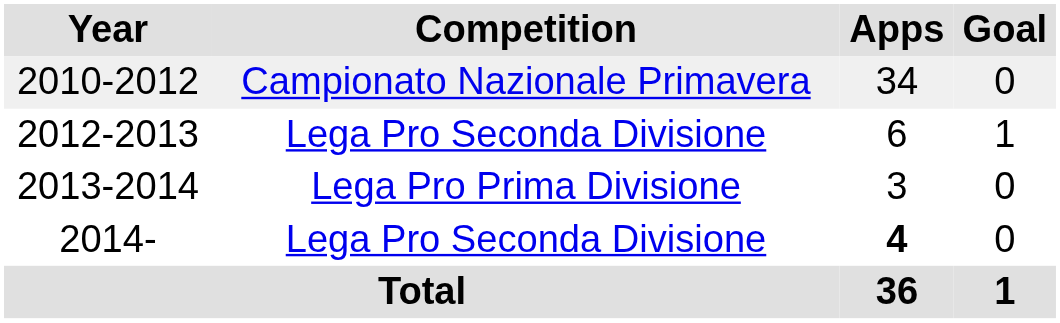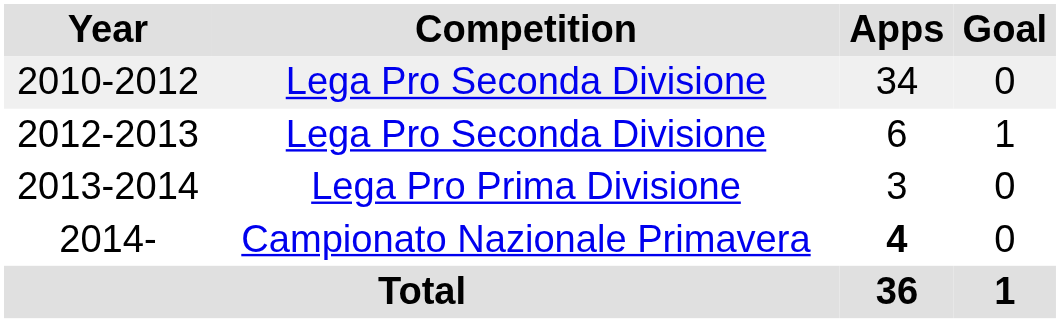(526, 81) Campionato Nazionale Primavera -> (526, 81) Lega Pro Seconda Divisione
(526, 238) Lega Pro Seconda Divisione -> (526, 238) Campionato Nazionale Primavera
